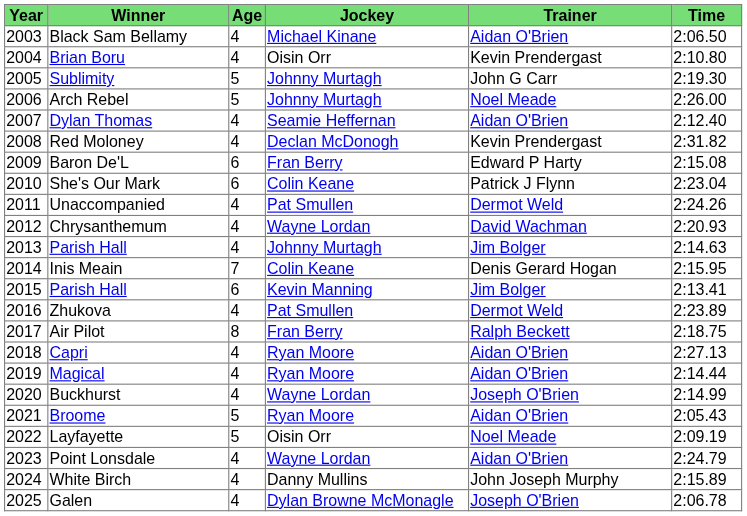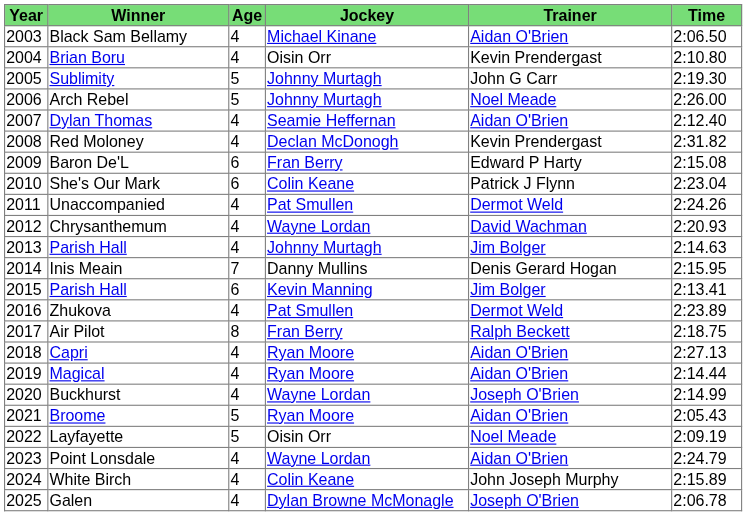(311, 268) Colin Keane -> (317, 268) Danny Mullins
(317, 479) Danny Mullins -> (311, 479) Colin Keane
